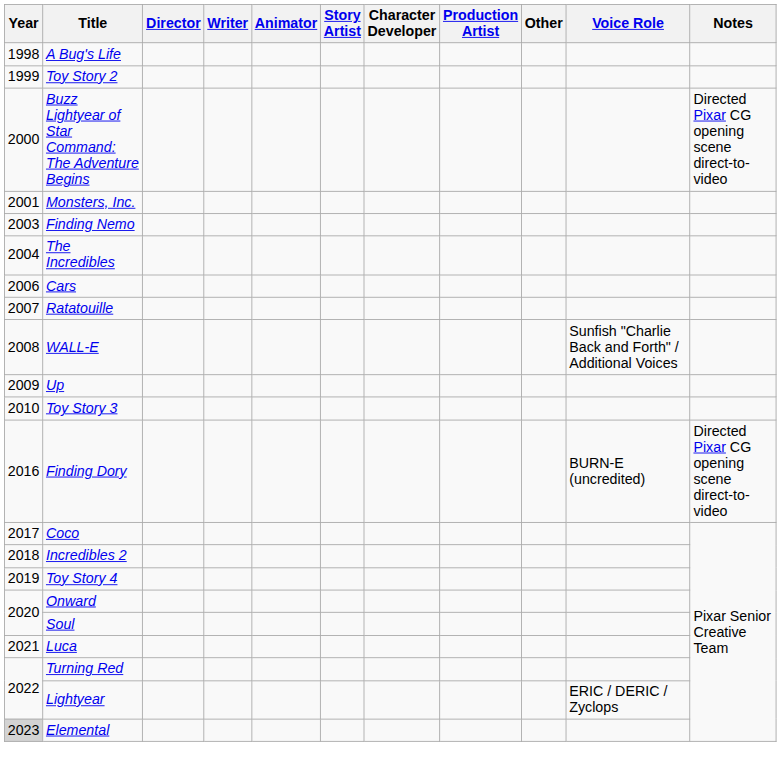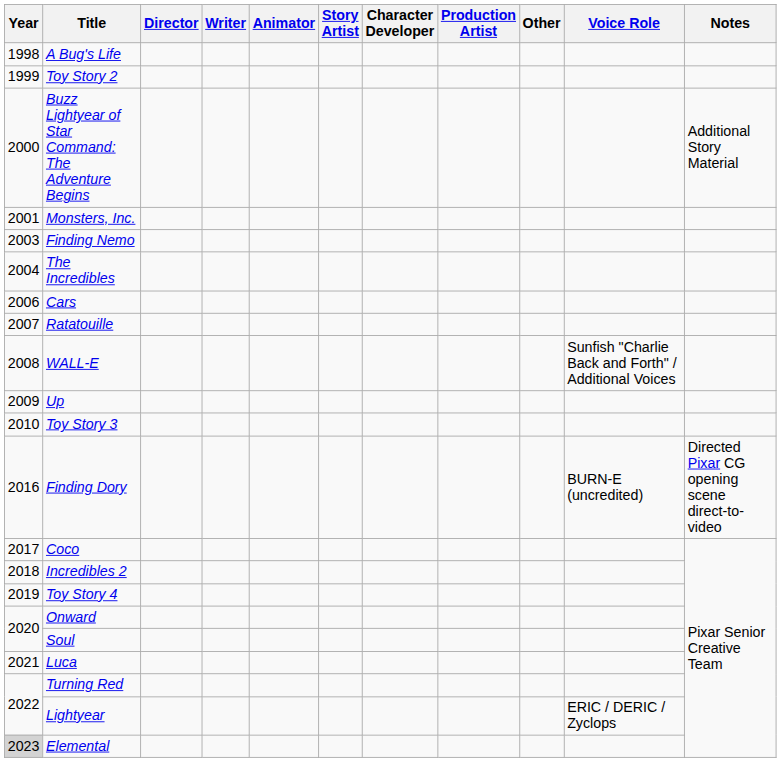(722, 139) Directed Pixar CG opening scene direct-to-video -> (719, 147) Additional Story Material
